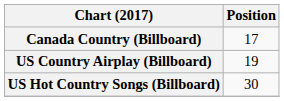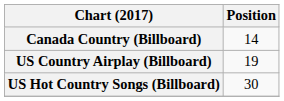(251, 38) 17 -> (251, 38) 14
